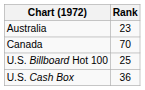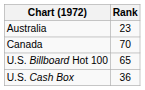(125, 61) 25 -> (125, 61) 65
